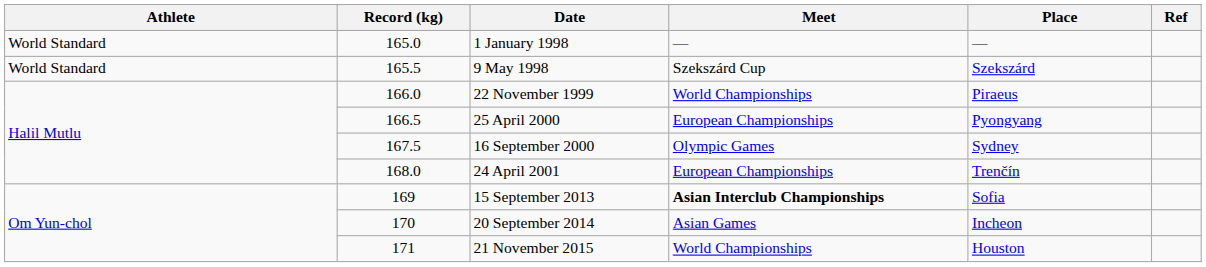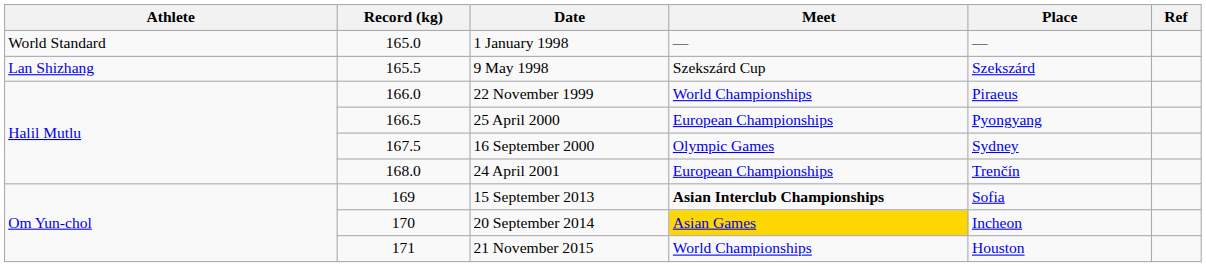(57, 69) World Standard -> (51, 69) Lan Shizhang
(714, 222) no background -> (714, 222) gold background
